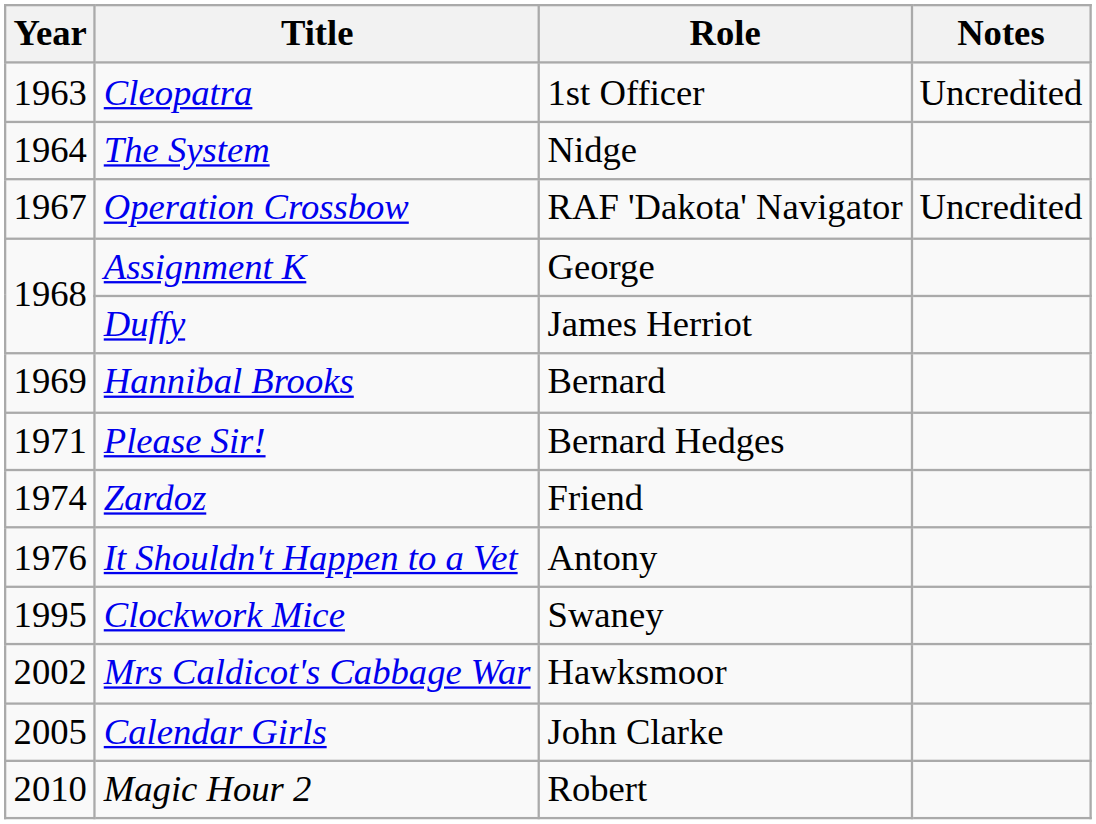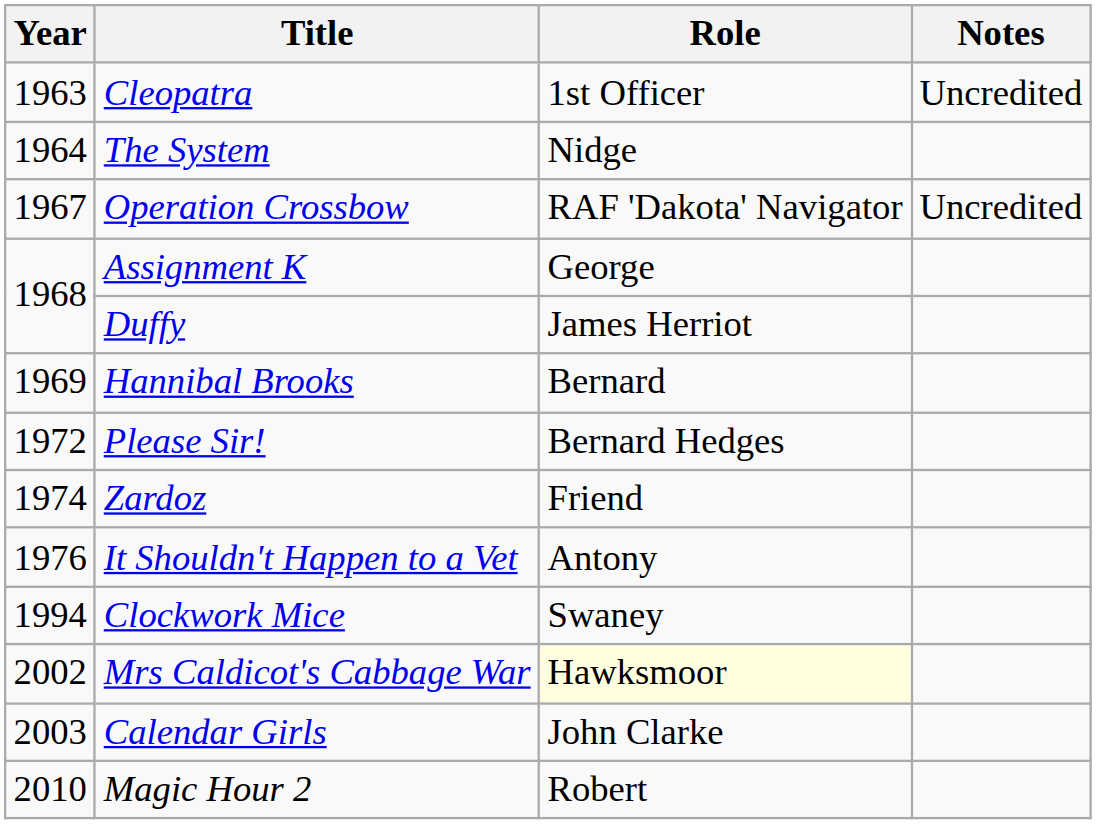(50, 440) 1971 -> (50, 440) 1972
(50, 614) 1995 -> (50, 614) 1994
(637, 672) no background -> (637, 672) lightyellow background
(50, 730) 2005 -> (50, 730) 2003
